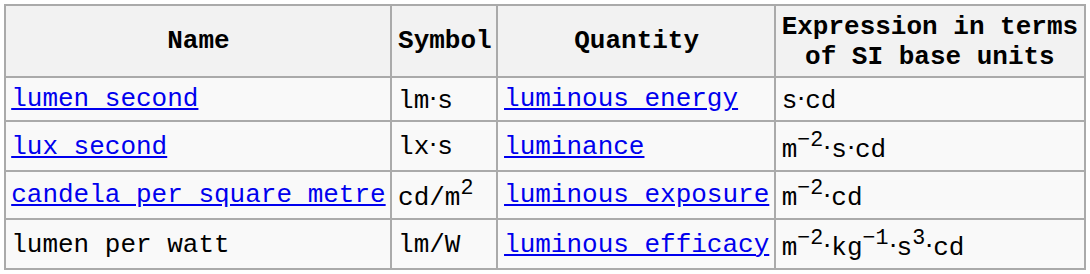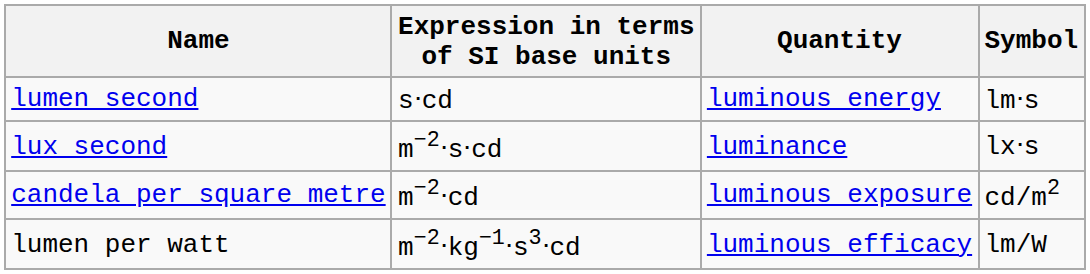columns swapped: (445, 41) <-> (930, 41)
